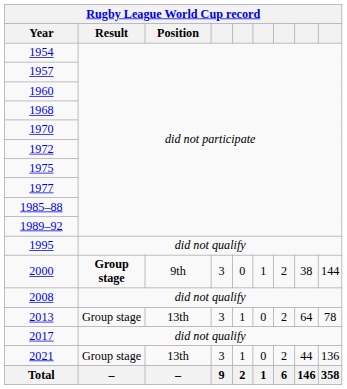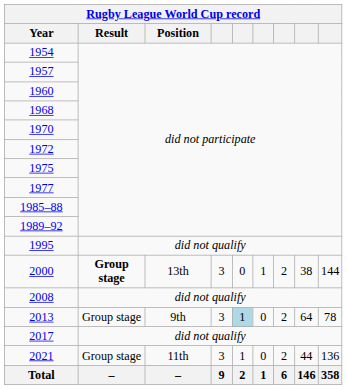(178, 271) 9th -> (178, 271) 13th
(178, 317) 13th -> (178, 317) 9th
(242, 317) no background -> (242, 317) lightblue background
(178, 355) 13th -> (178, 355) 11th
